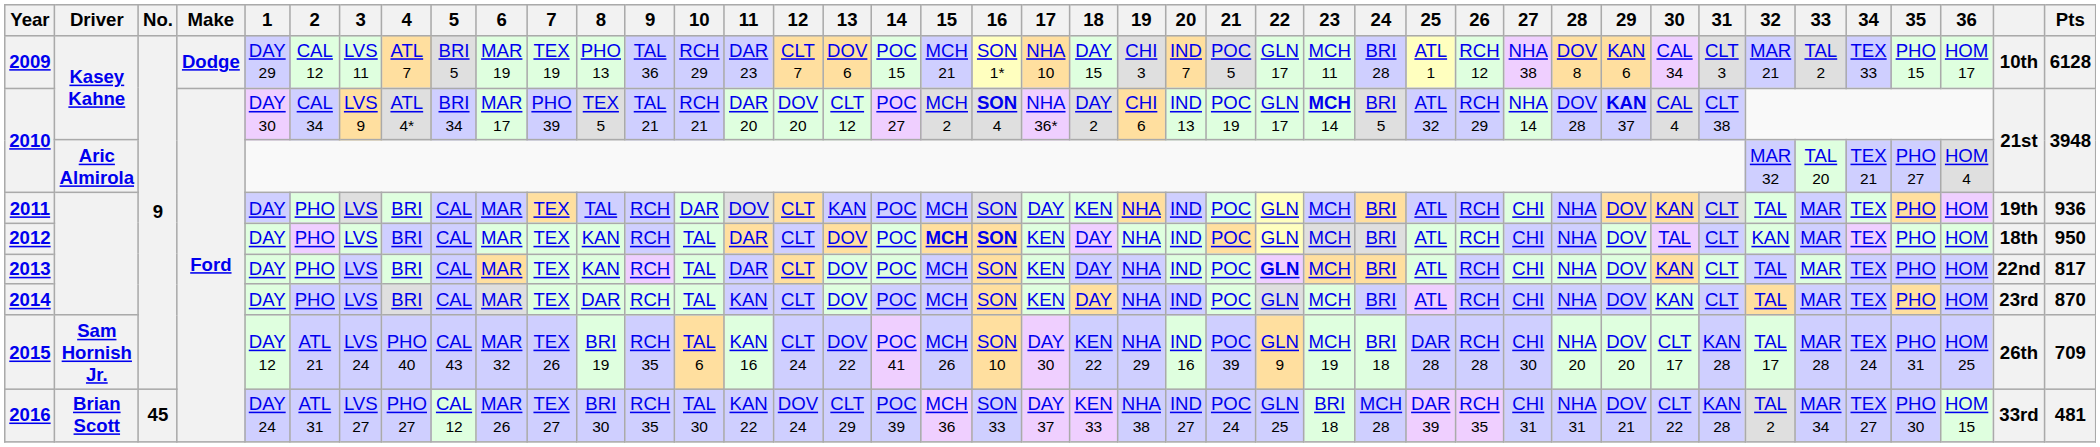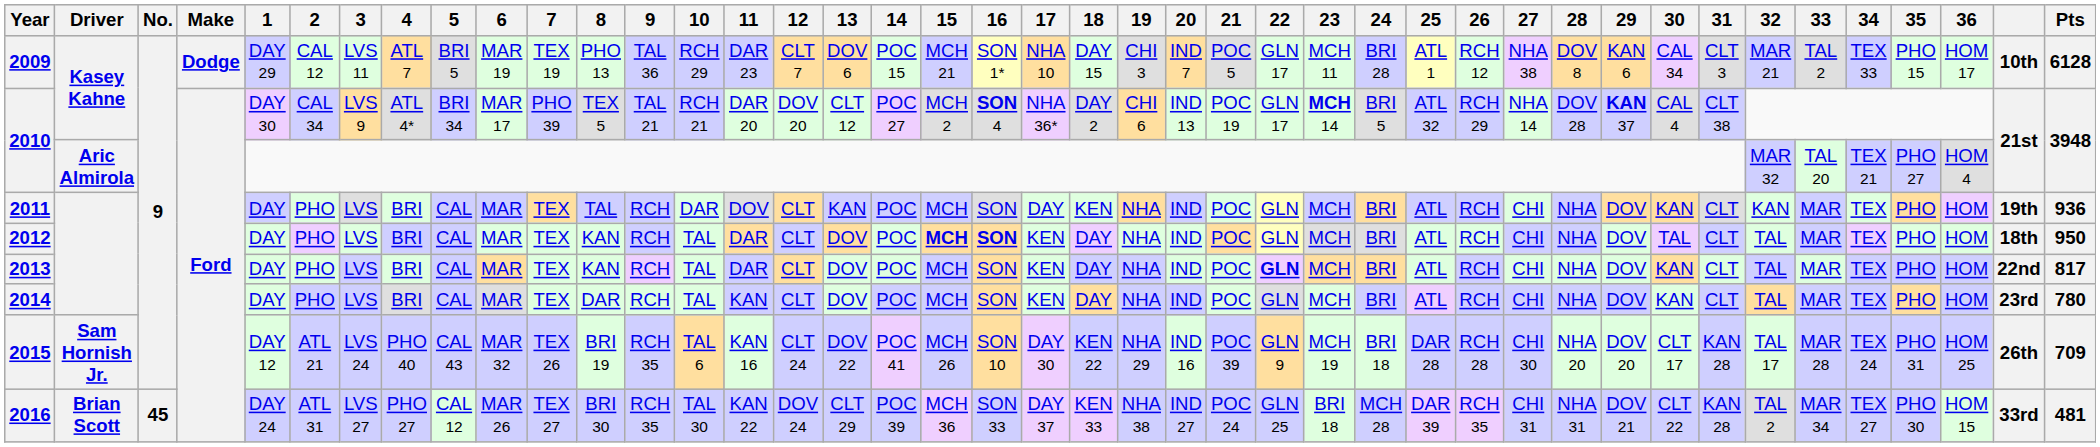(1771, 208) TAL -> (1771, 208) KAN
(1771, 239) KAN -> (1771, 239) TAL
(2070, 300) 870 -> (2070, 300) 780
